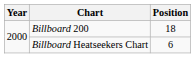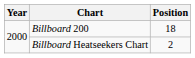(170, 45) 6 -> (170, 45) 2
